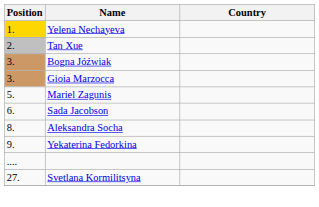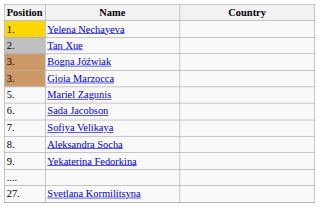+ row: (11, 128)
